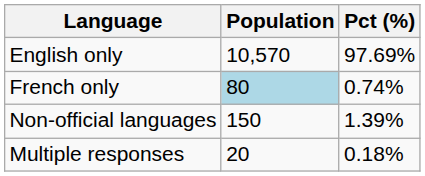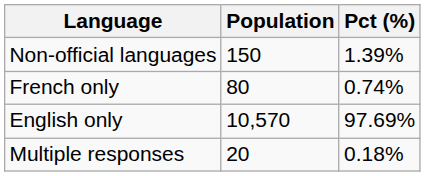rows swapped: (66, 54) <-> (113, 120)
(238, 87) lightblue background -> (238, 87) no background
